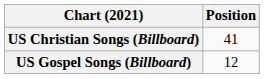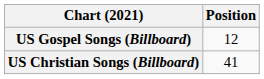rows swapped: (103, 39) <-> (103, 62)
